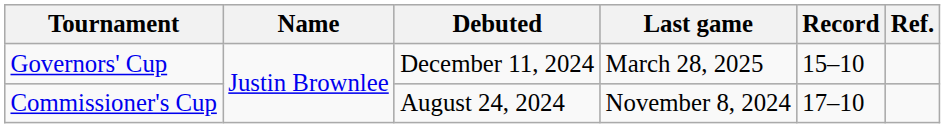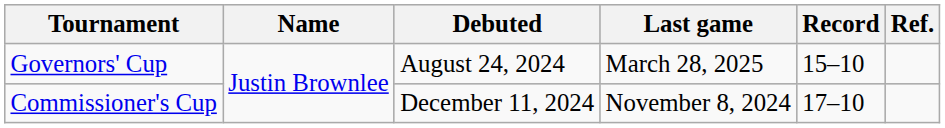(497, 63) December 11, 2024 -> (483, 63) August 24, 2024
(483, 102) August 24, 2024 -> (497, 102) December 11, 2024
